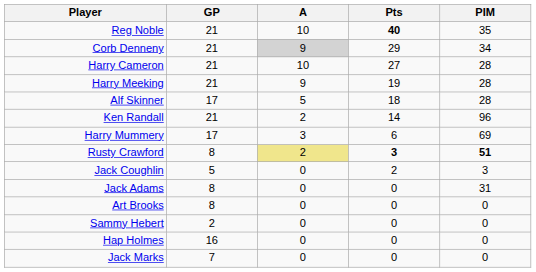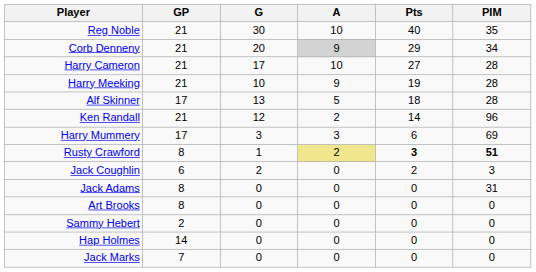+ column: (259, 13)
(394, 30) bold -> (414, 30) normal
(212, 170) 5 -> (181, 170) 6
(212, 240) 16 -> (181, 240) 14
